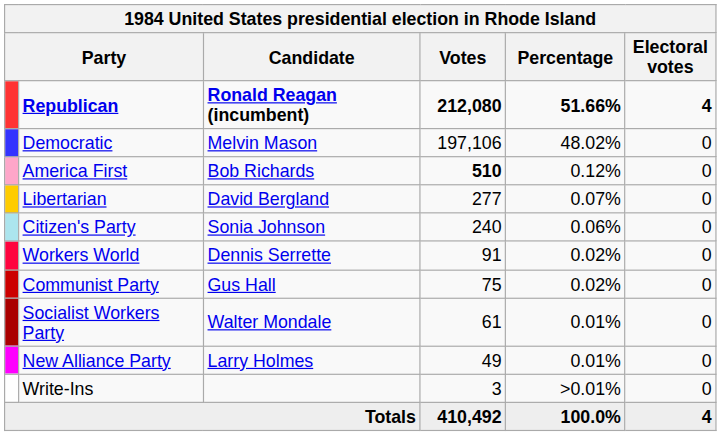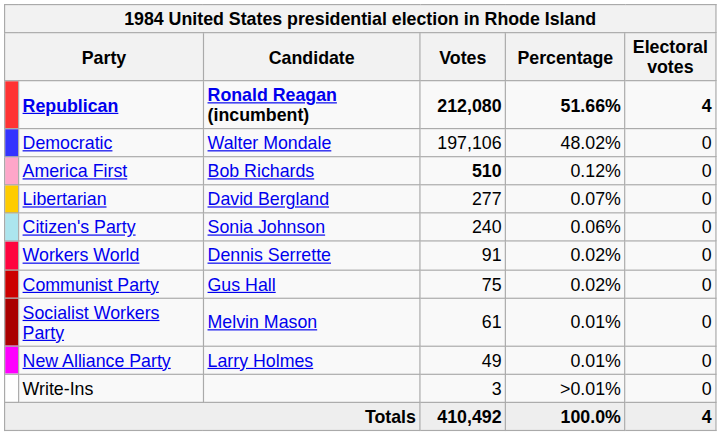(262, 143) Melvin Mason -> (269, 143) Walter Mondale
(269, 322) Walter Mondale -> (262, 322) Melvin Mason
